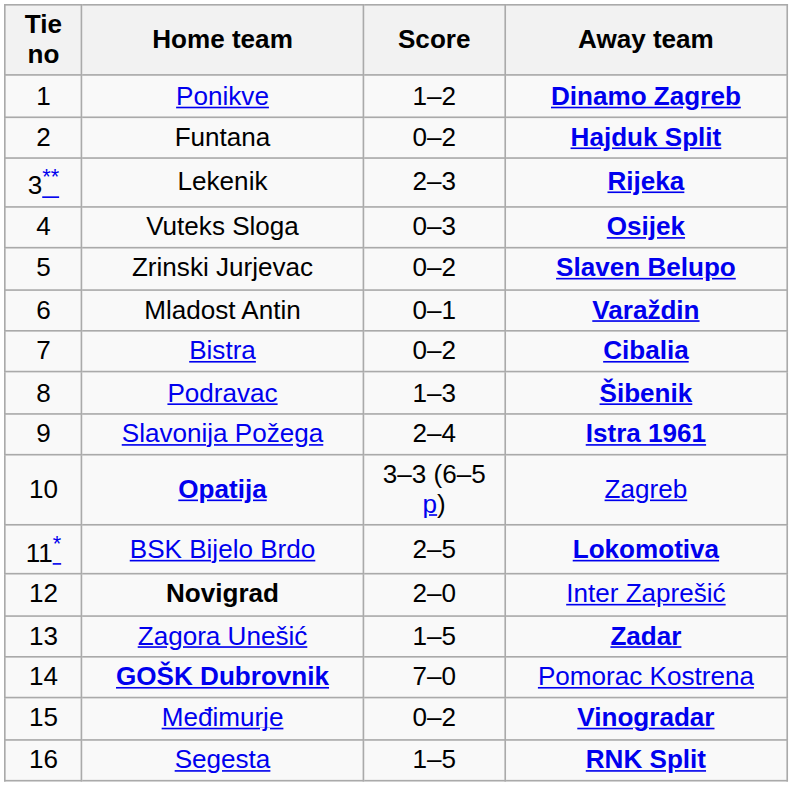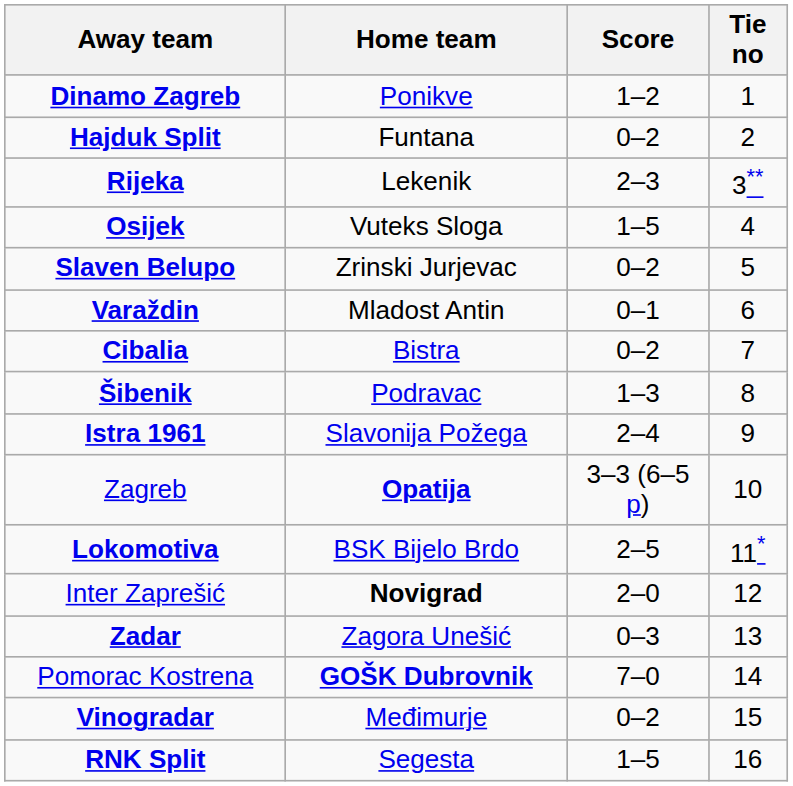columns swapped: (43, 39) <-> (646, 39)
(434, 227) 0–3 -> (638, 227) 1–5
(434, 635) 1–5 -> (638, 635) 0–3
